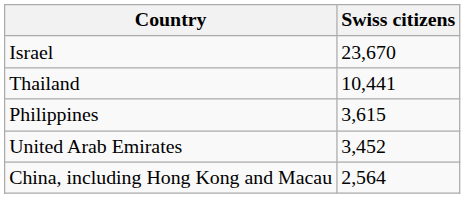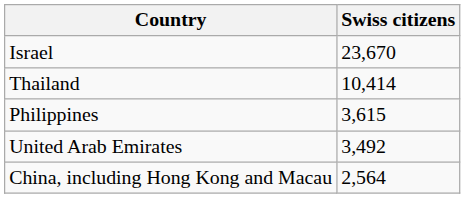(369, 83) 10,441 -> (369, 83) 10,414
(364, 146) 3,452 -> (364, 146) 3,492
